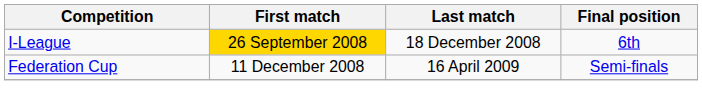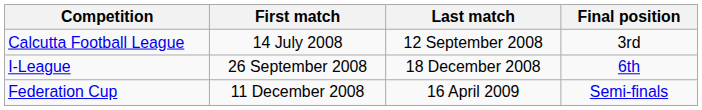+ row: (96, 42)
(298, 42) gold background -> (298, 67) no background
